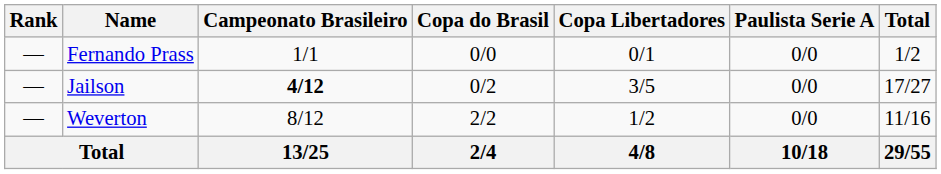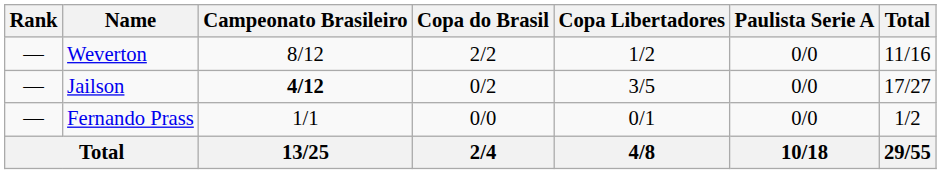rows swapped: (107, 119) <-> (130, 53)
